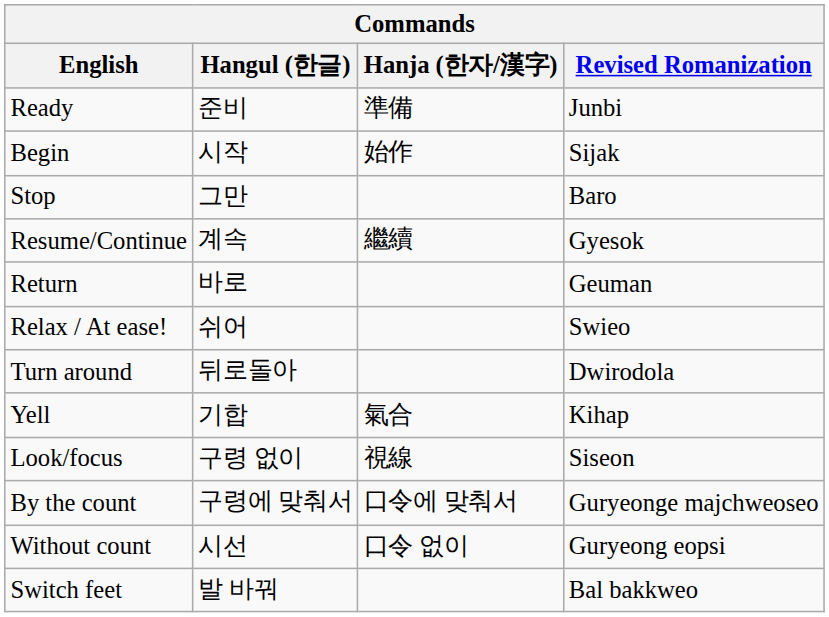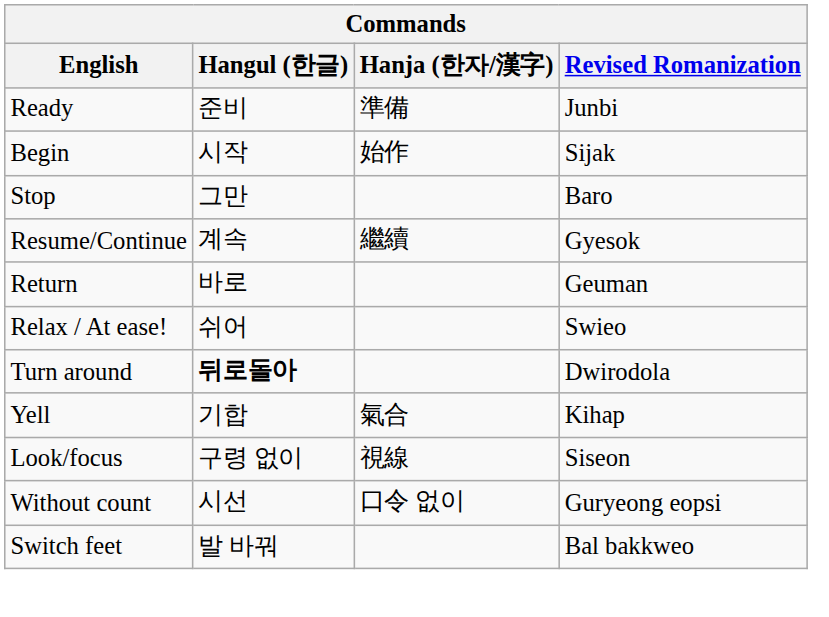(248, 370) normal -> (248, 370) bold
- row: (73, 502)
